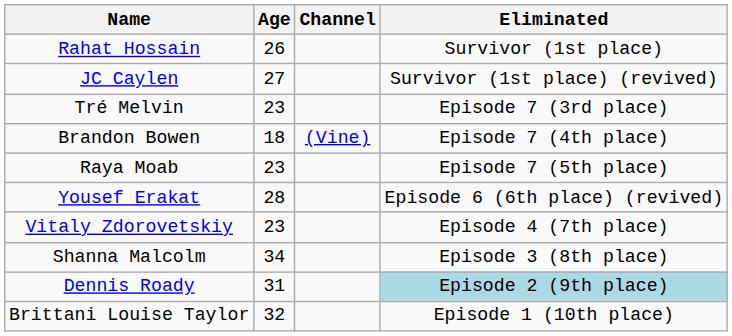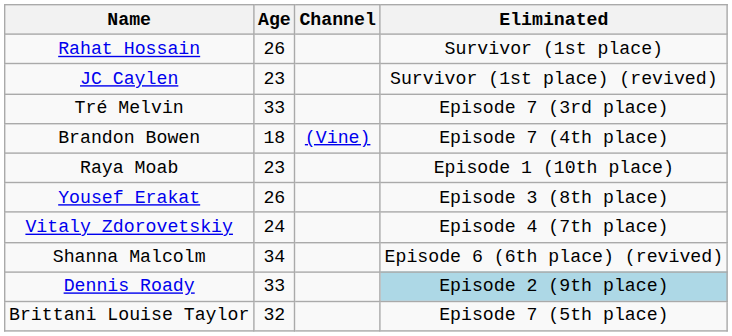(274, 79) 27 -> (274, 79) 23
(274, 109) 23 -> (274, 109) 33
(554, 168) Episode 7 (5th place) -> (554, 168) Episode 1 (10th place)
(274, 198) 28 -> (274, 198) 26
(554, 198) Episode 6 (6th place) (revived) -> (554, 198) Episode 3 (8th place)
(274, 227) 23 -> (274, 227) 24
(554, 257) Episode 3 (8th place) -> (554, 257) Episode 6 (6th place) (revived)
(274, 286) 31 -> (274, 286) 33
(554, 316) Episode 1 (10th place) -> (554, 316) Episode 7 (5th place)
